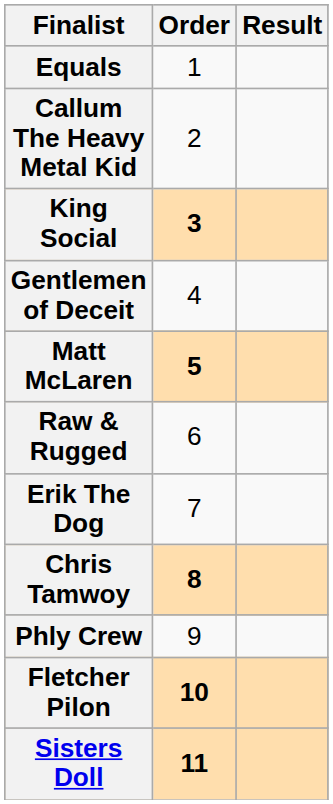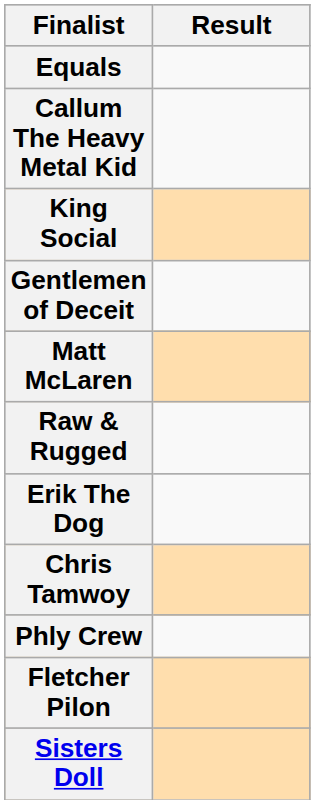- column: (194, 25)
